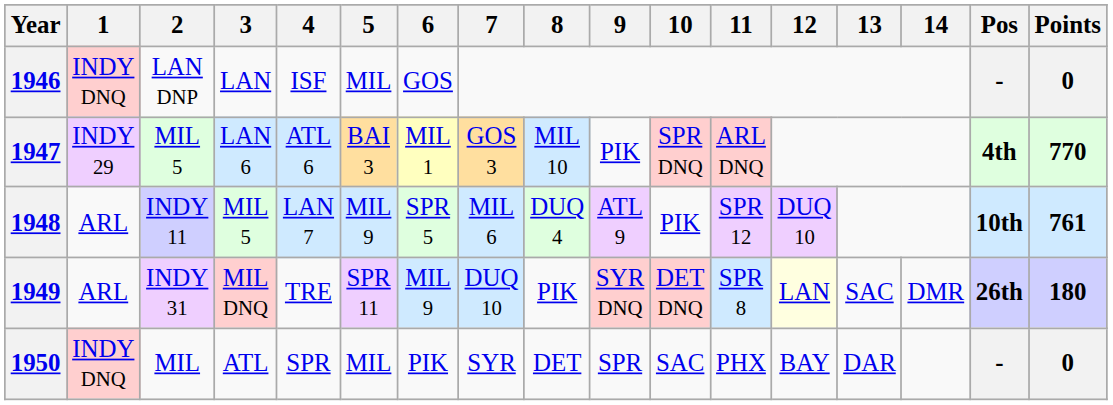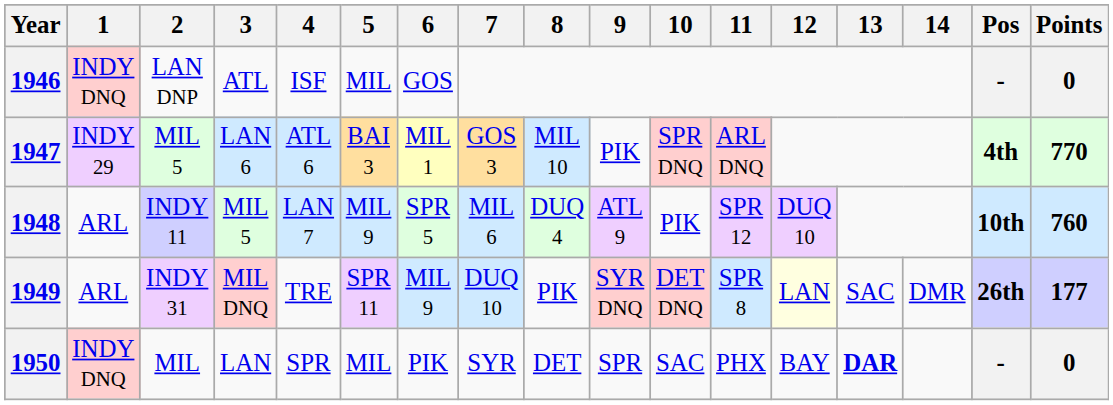(246, 81) LAN -> (246, 81) ATL
(1068, 222) 761 -> (1069, 222) 760
(1068, 292) 180 -> (1069, 292) 177
(246, 363) ATL -> (246, 363) LAN
(869, 363) normal -> (870, 363) bold
